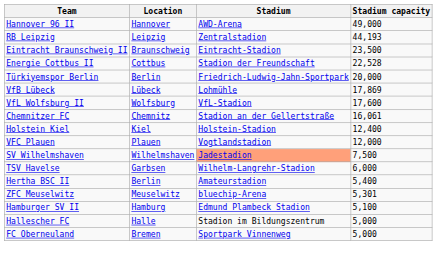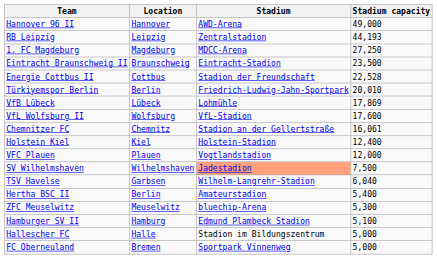+ row: (43, 50)
(367, 77) 20,000 -> (367, 90) 20,010
(365, 169) 6,000 -> (365, 182) 6,040
(365, 195) 5,301 -> (365, 208) 5,300
